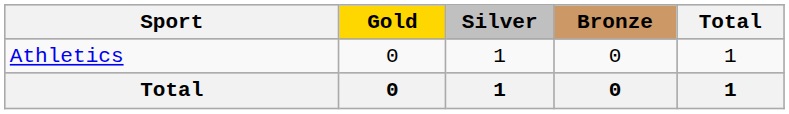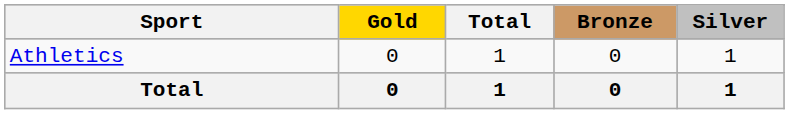columns swapped: (500, 22) <-> (730, 22)
